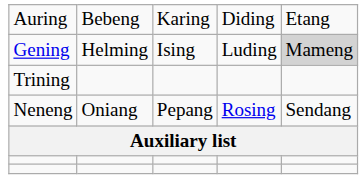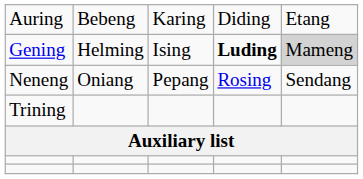(249, 49) normal -> (247, 49) bold
rows swapped: (43, 110) <-> (42, 80)
